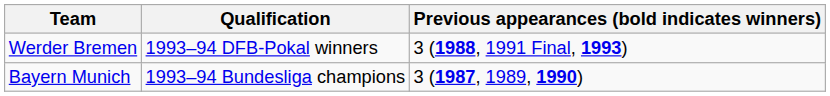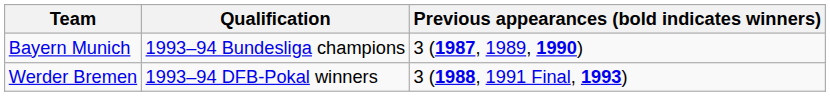rows swapped: (70, 76) <-> (73, 47)
